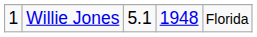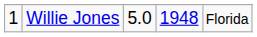(140, 18) 5.1 -> (140, 18) 5.0
